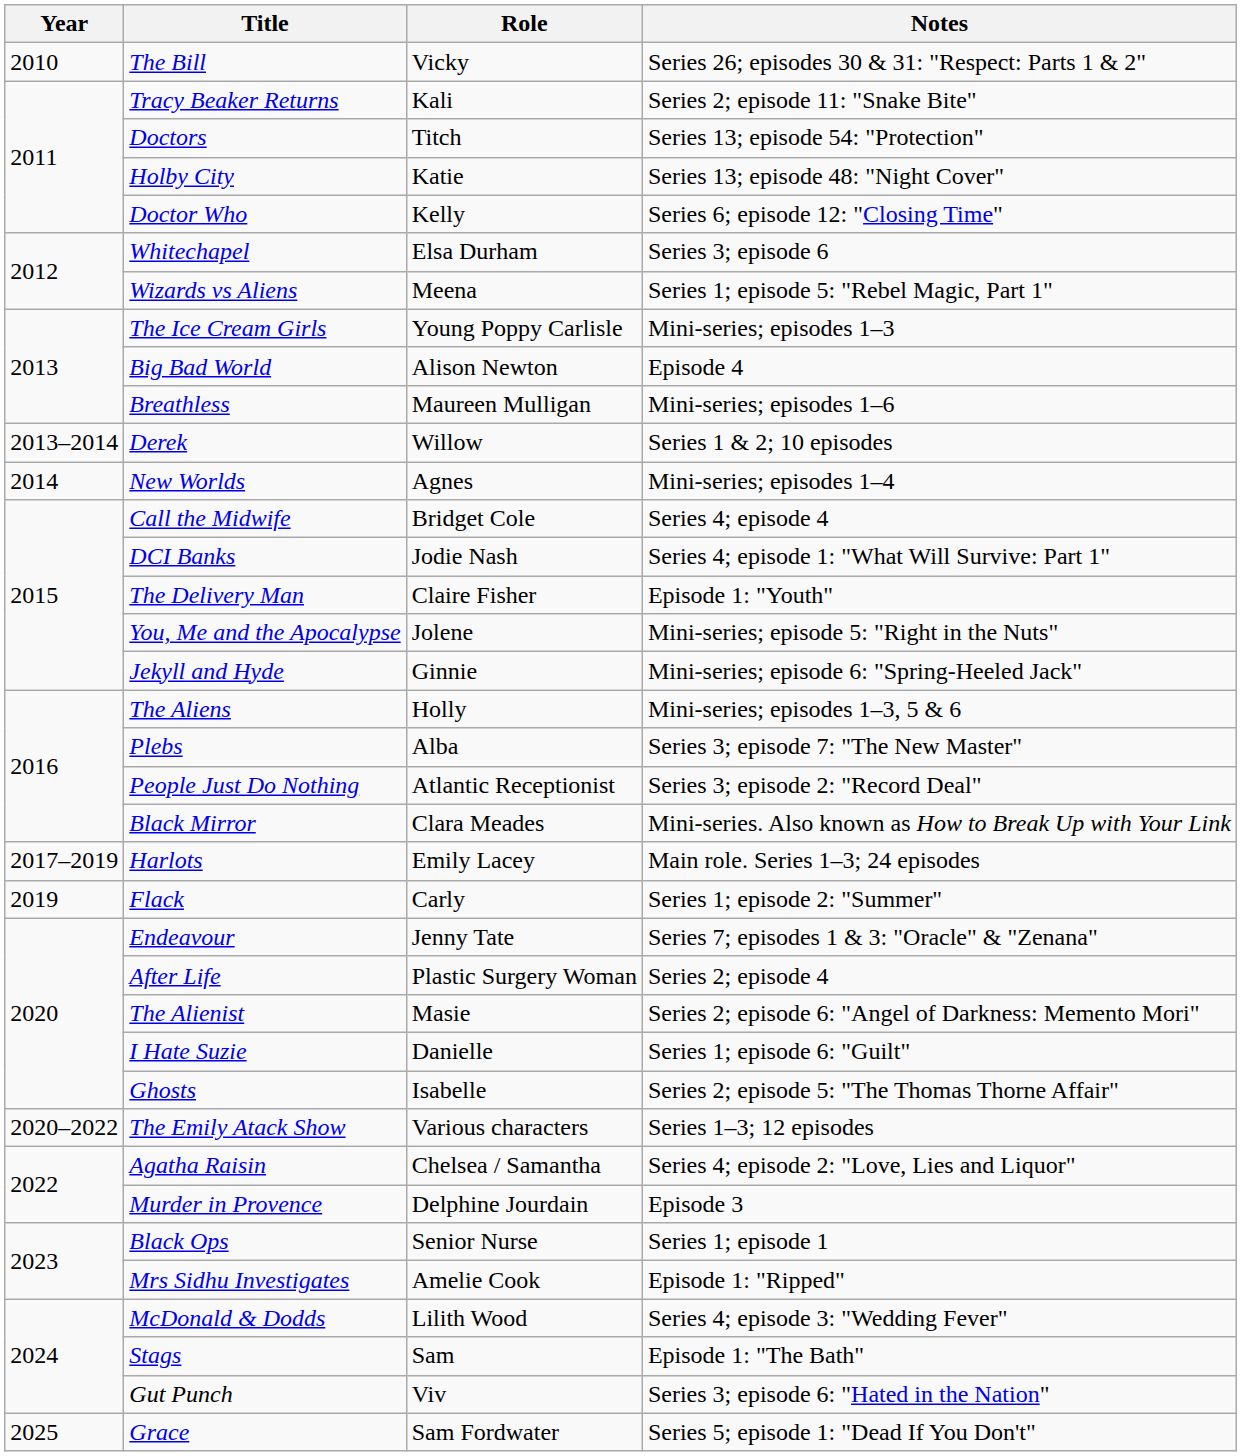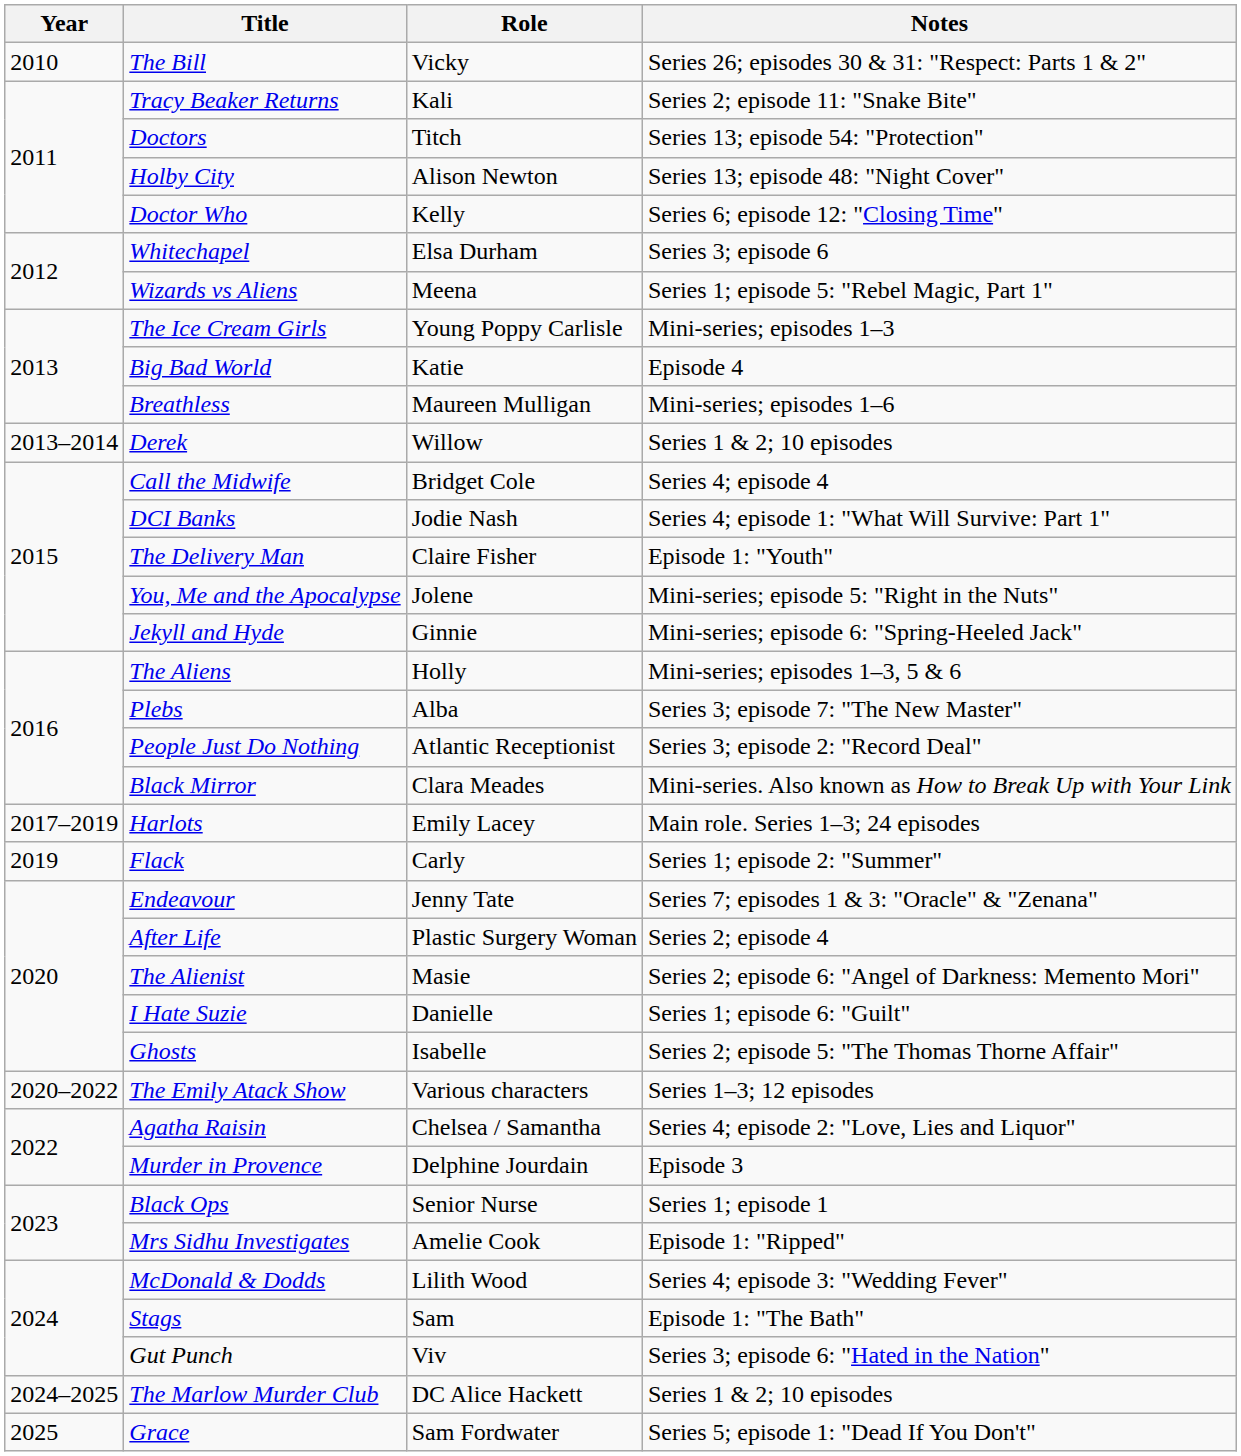(438, 175) Katie -> (485, 175) Alison Newton
(485, 366) Alison Newton -> (438, 366) Katie
- row: (187, 480)
+ row: (254, 1393)
